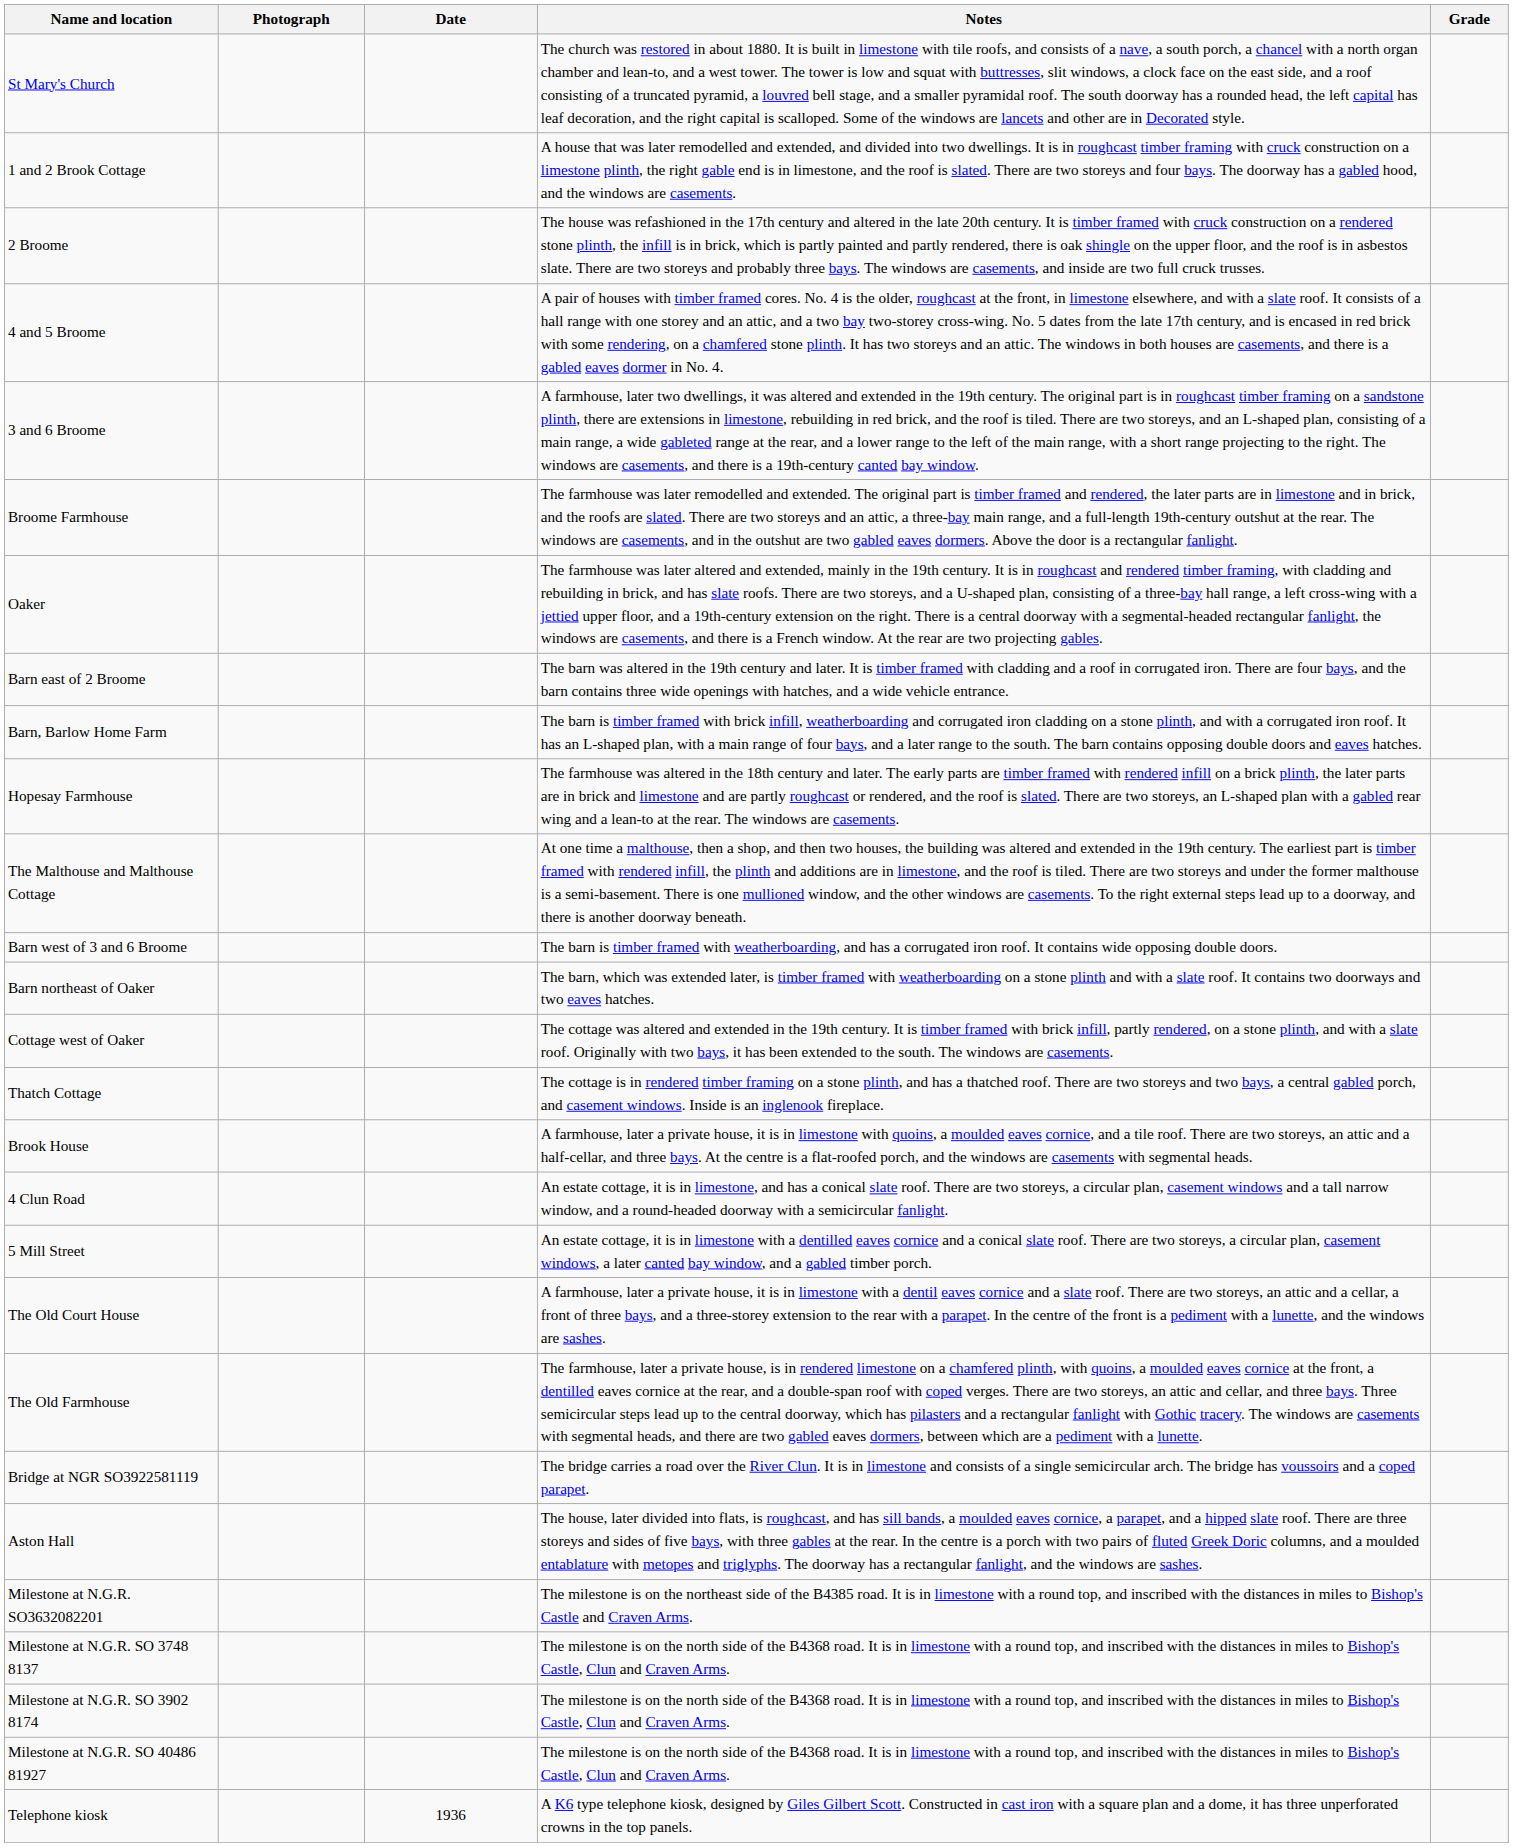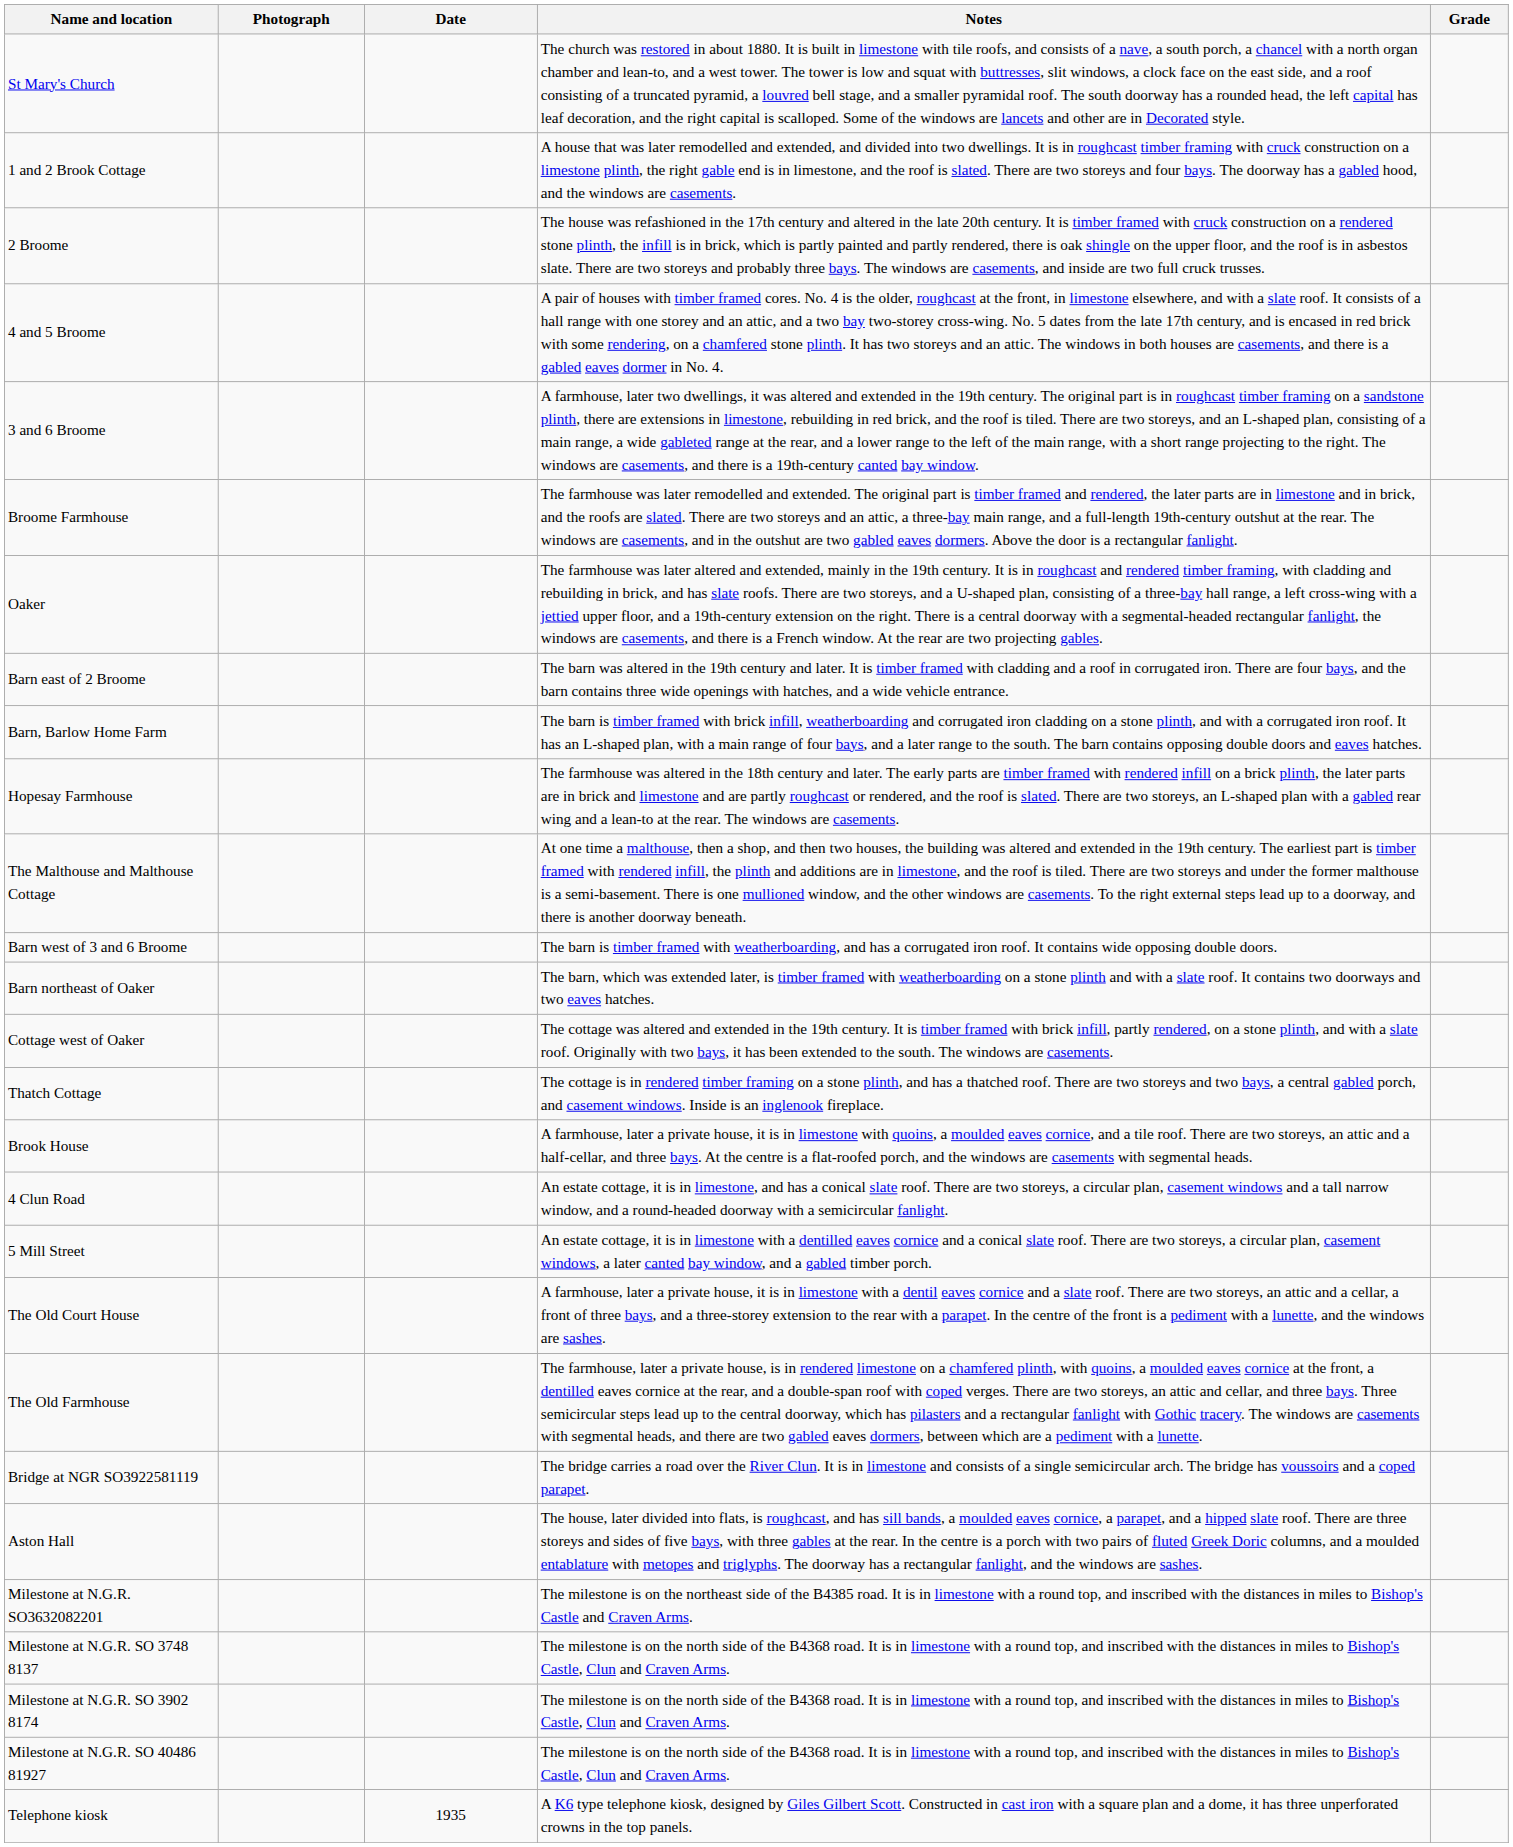(451, 1815) 1936 -> (451, 1815) 1935
